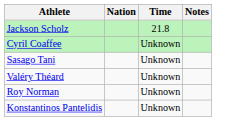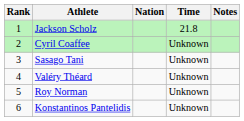+ column: (18, 12)
